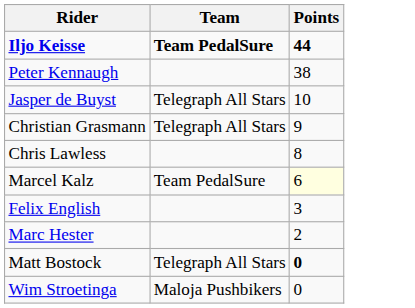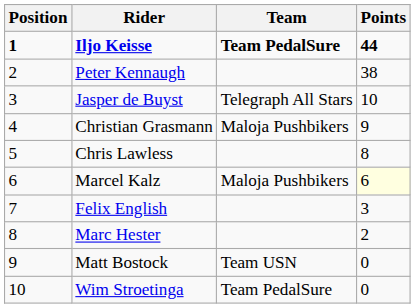+ column: (38, 18)
(220, 126) Telegraph All Stars -> (285, 126) Maloja Pushbikers
(210, 180) Team PedalSure -> (285, 180) Maloja Pushbikers
(220, 262) Telegraph All Stars -> (259, 262) Team USN
(298, 262) bold -> (365, 262) normal
(218, 289) Maloja Pushbikers -> (276, 289) Team PedalSure
